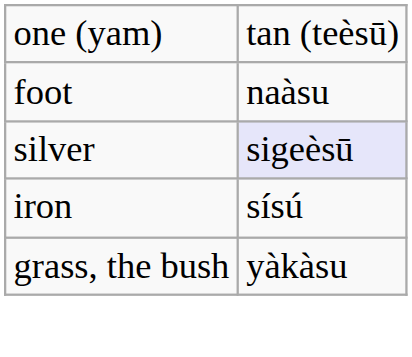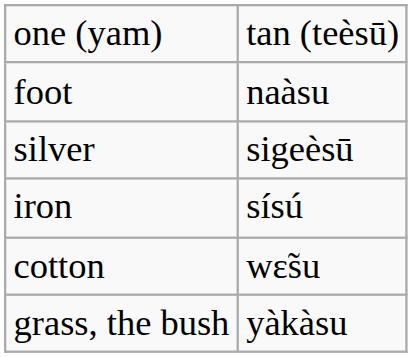(300, 149) lavender background -> (300, 149) no background
+ row: (59, 264)
